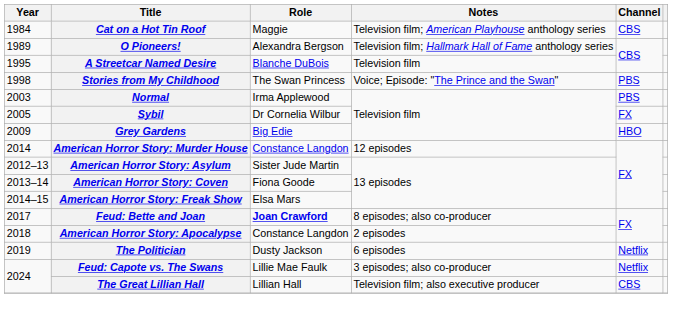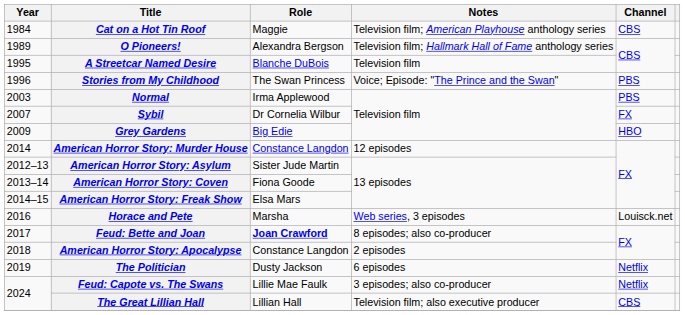(19, 81) 1998 -> (19, 81) 1996
(19, 115) 2005 -> (19, 115) 2007
+ row: (151, 217)
